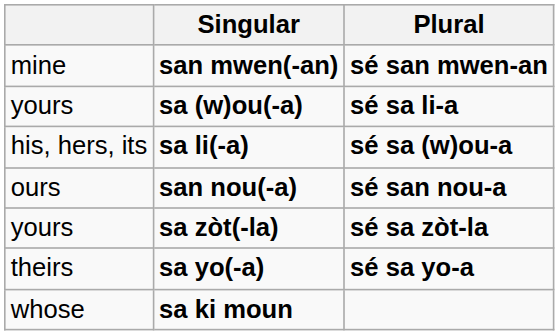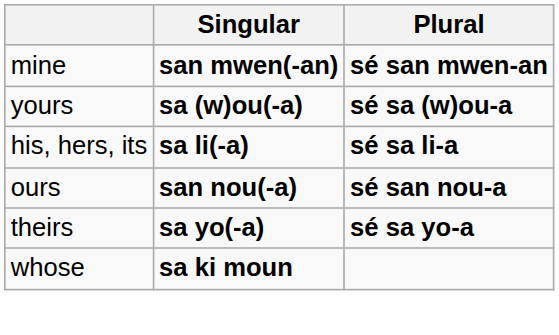(404, 106) sé sa li-a -> (431, 106) sé sa (w)ou-a
(431, 146) sé sa (w)ou-a -> (404, 146) sé sa li-a
- row: (219, 227)
